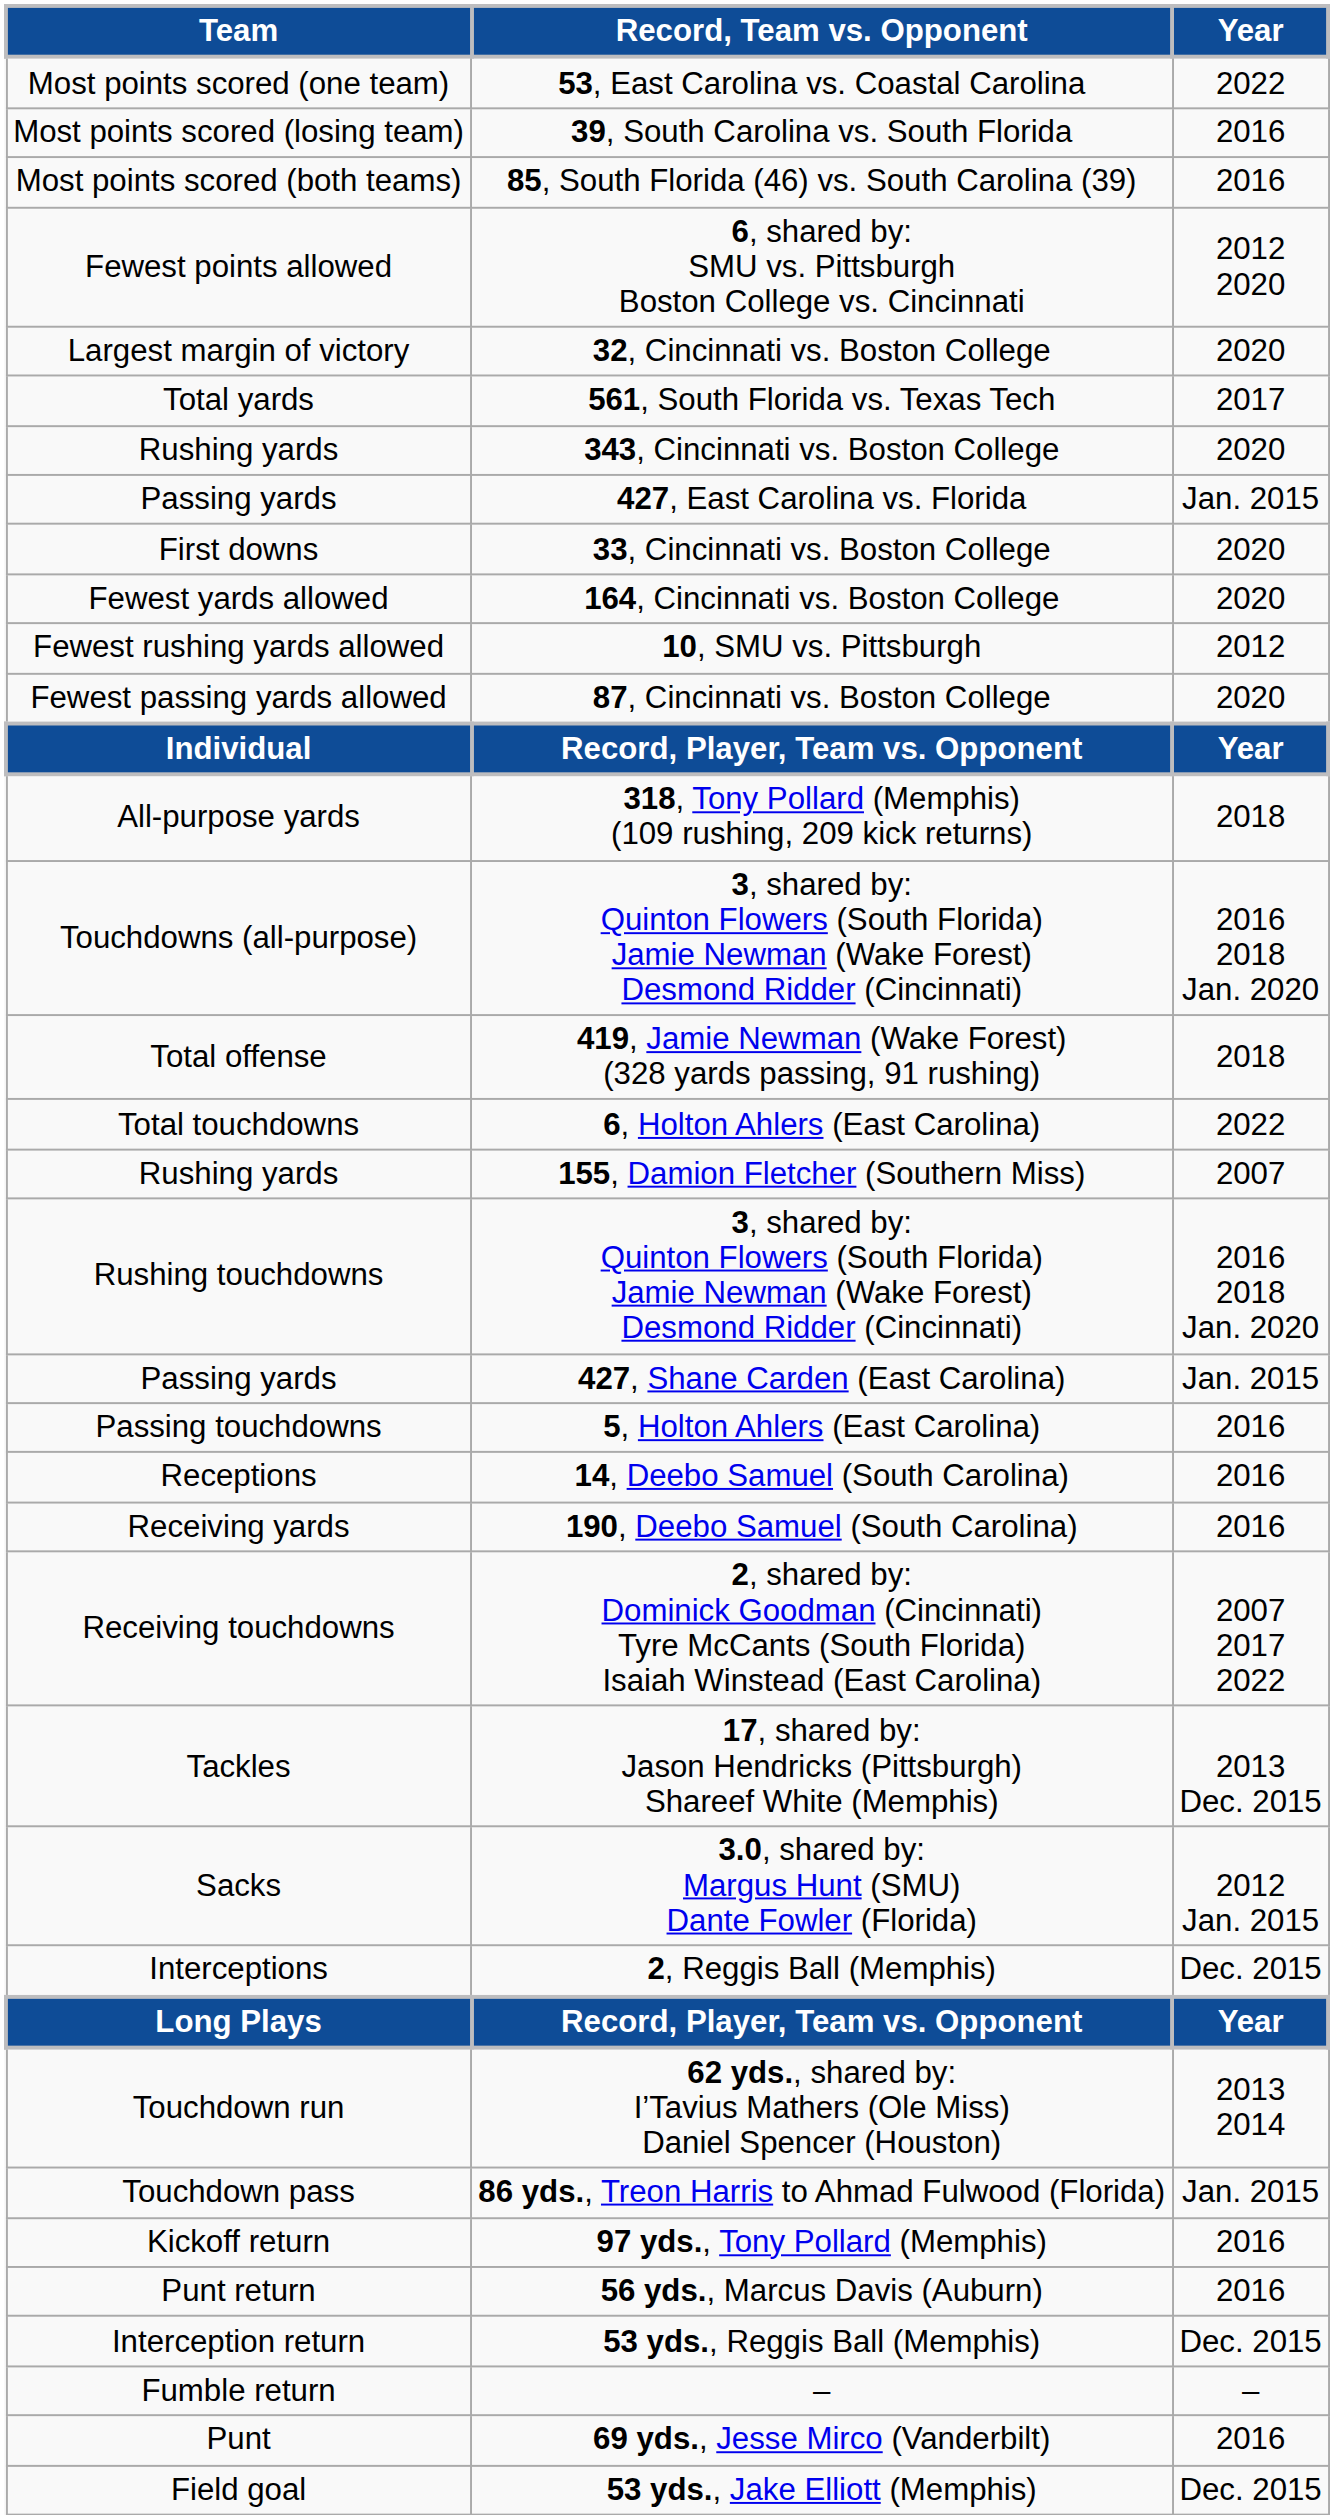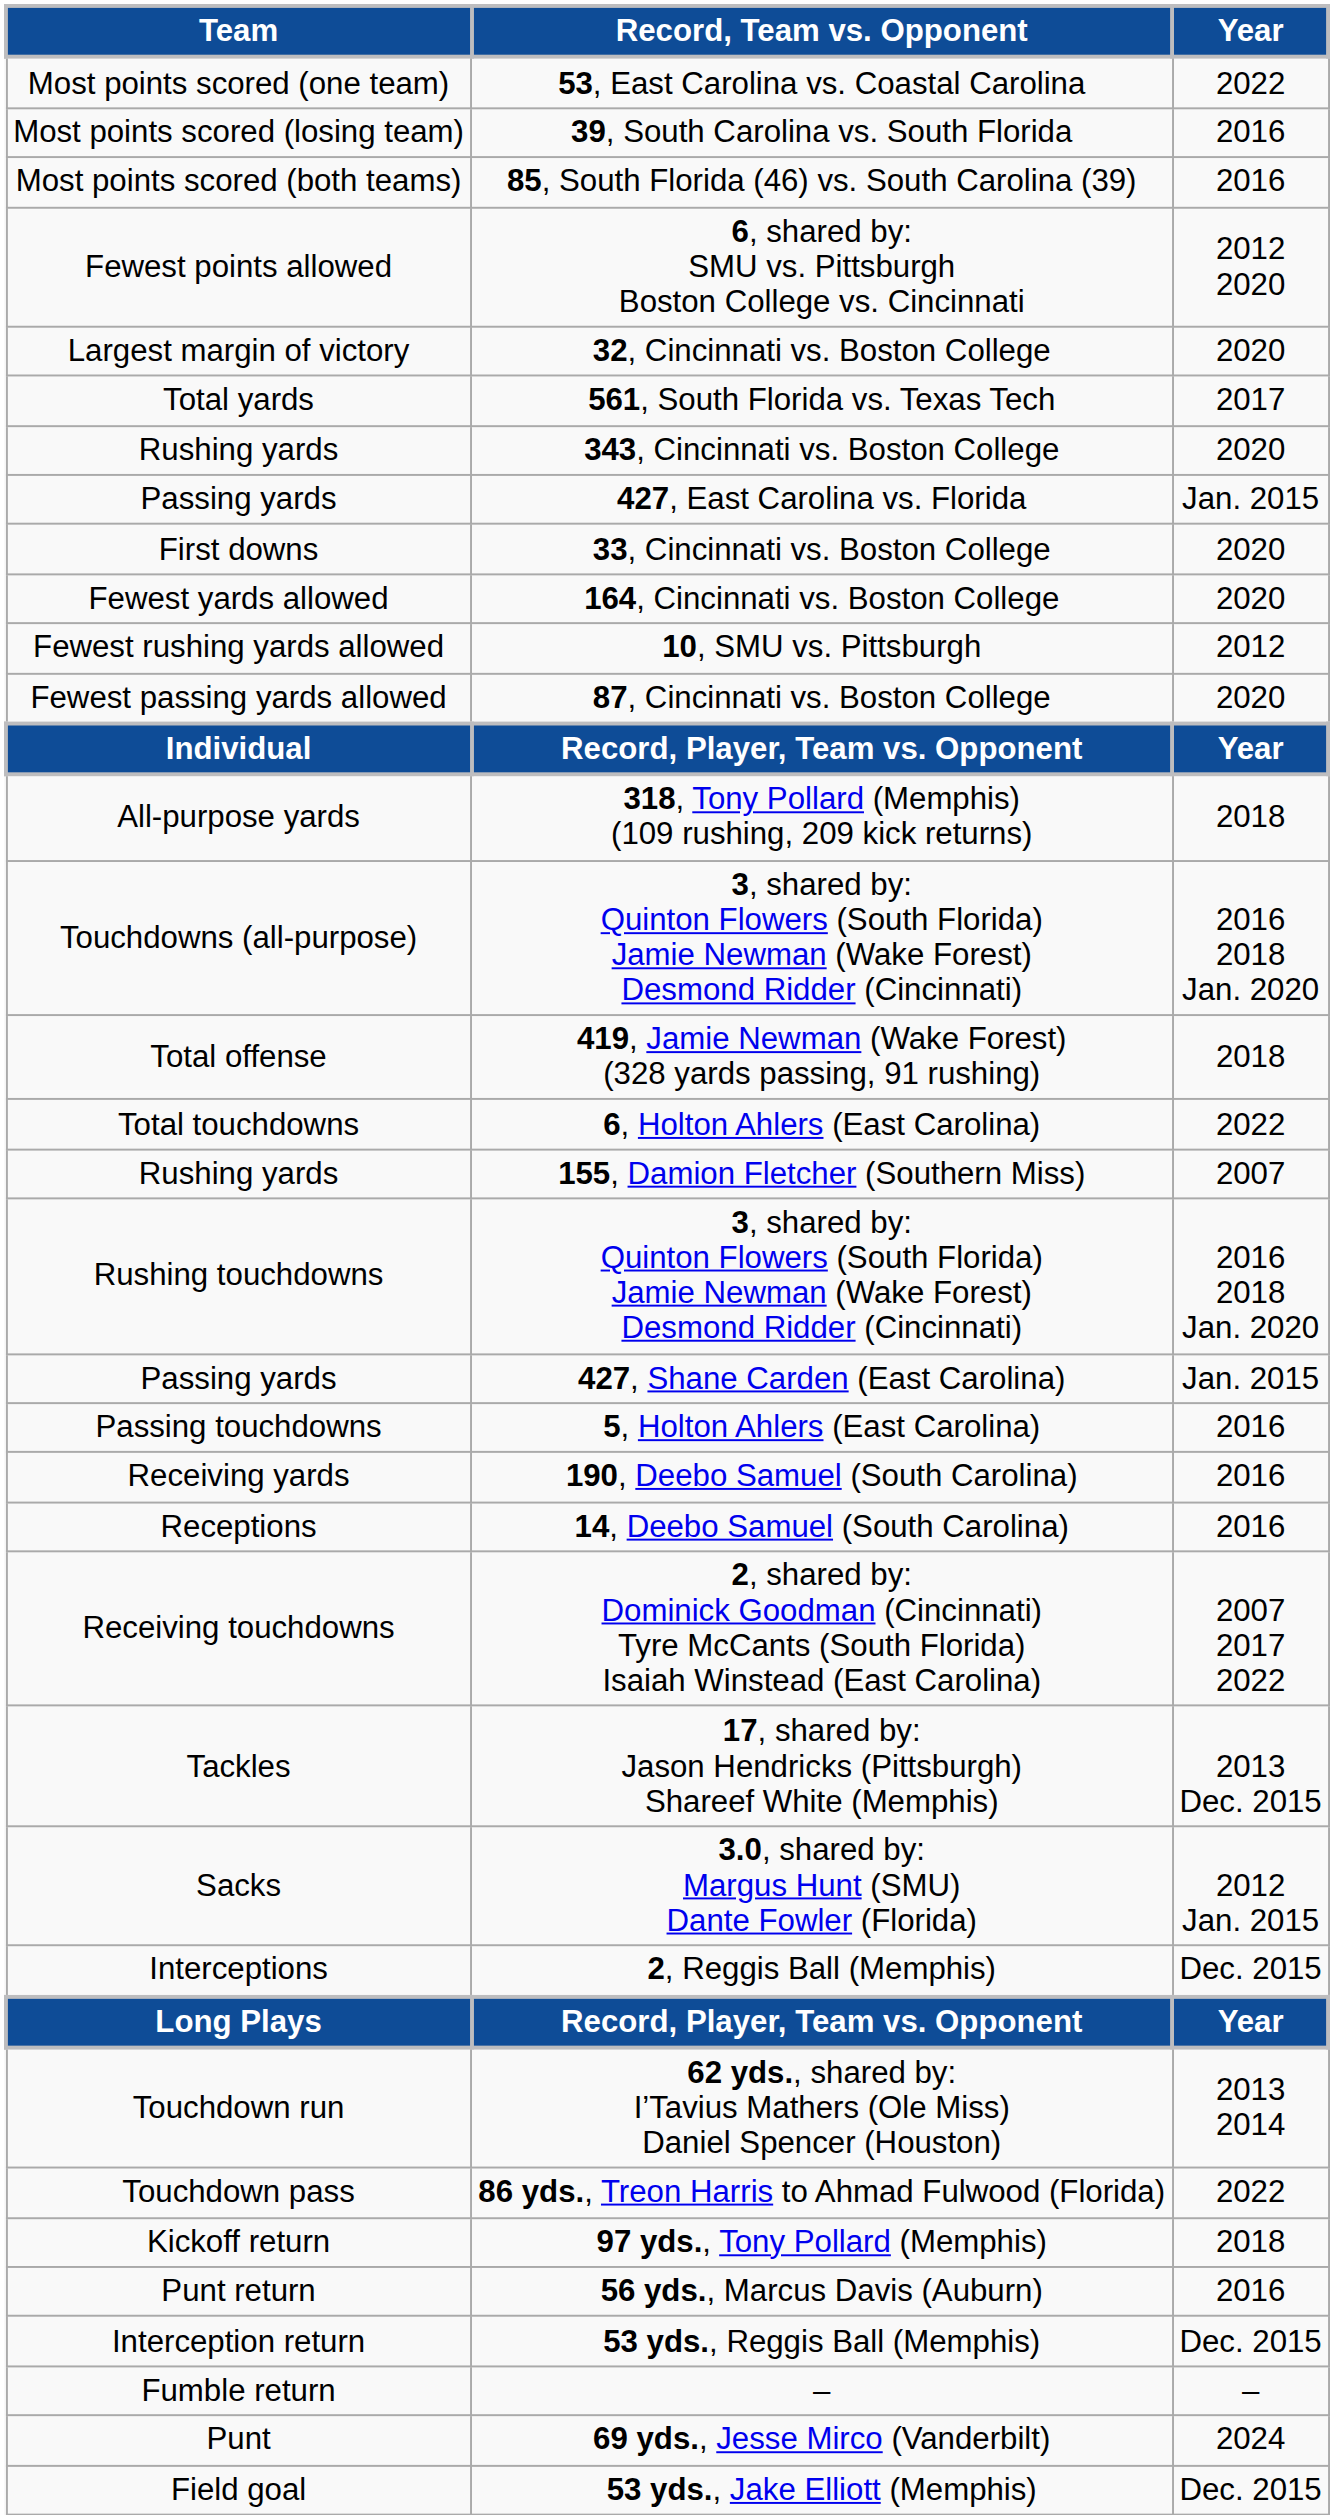rows swapped: (239, 1476) <-> (239, 1526)
(1251, 2192) Jan. 2015 -> (1251, 2192) 2022
(1251, 2241) 2016 -> (1251, 2241) 2018
(1251, 2439) 2016 -> (1251, 2439) 2024
